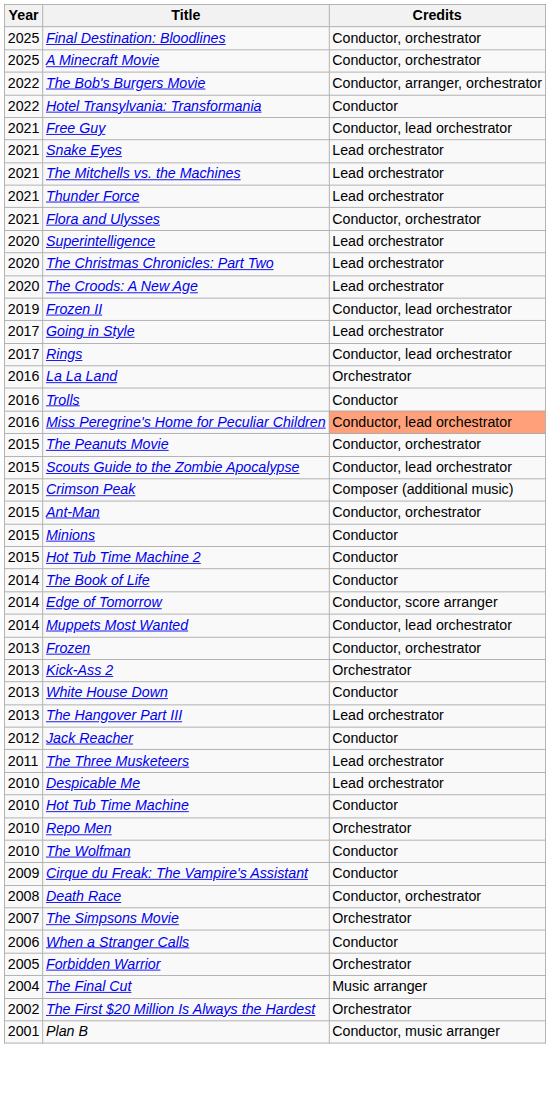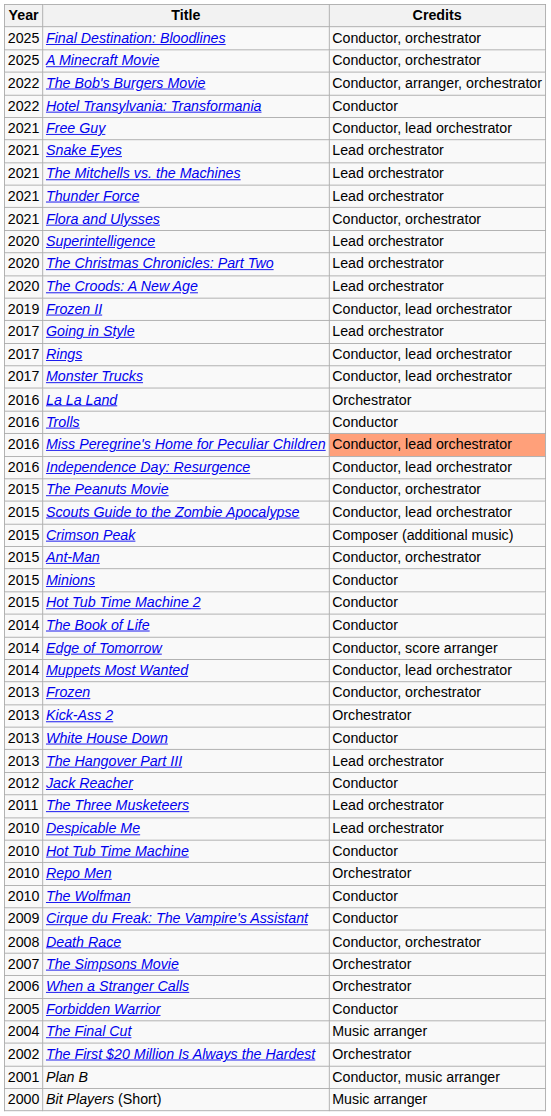+ row: (95, 377)
+ row: (148, 467)
(365, 941) Conductor -> (372, 986) Orchestrator
(372, 964) Orchestrator -> (365, 1009) Conductor
+ row: (104, 1099)
